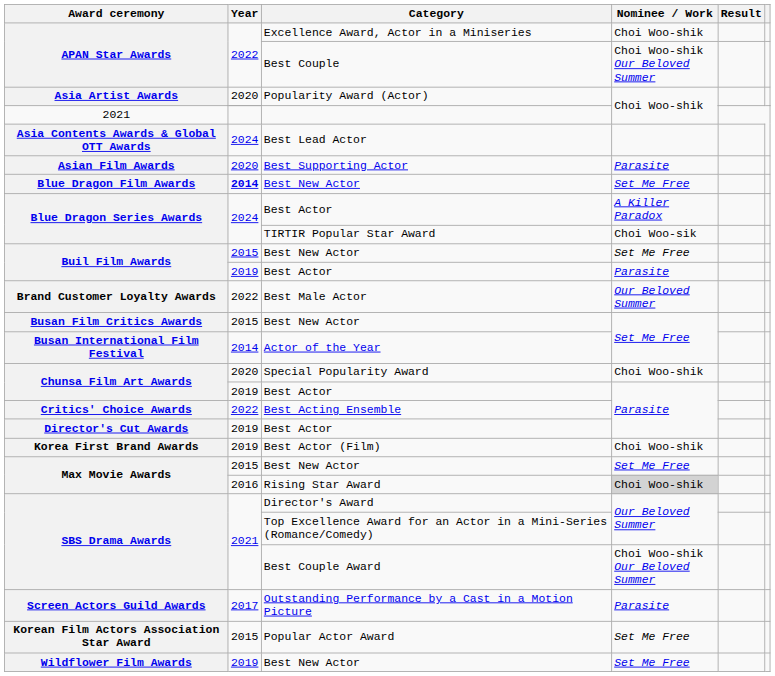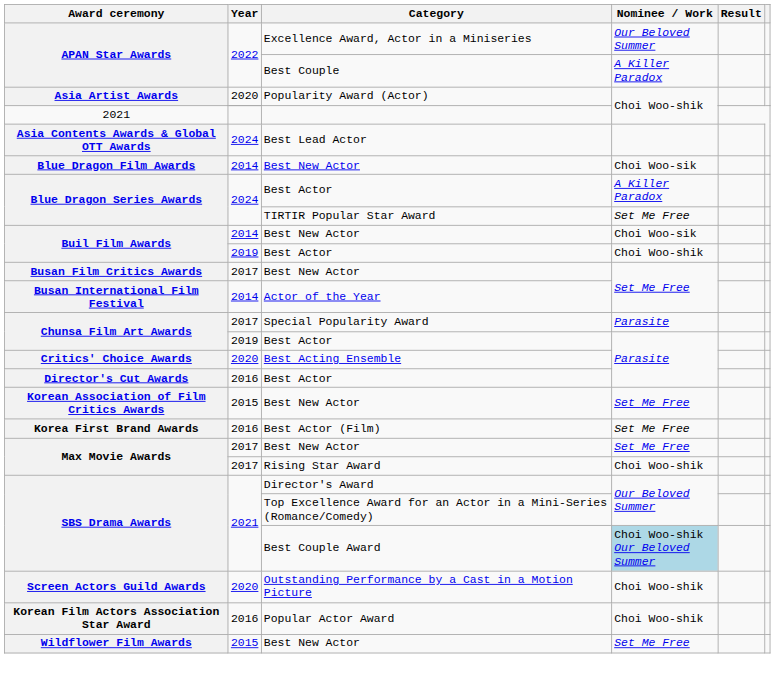(659, 32) Choi Woo-shik -> (652, 39) Our Beloved Summer
(659, 64) Choi Woo-shik Our Beloved Summer -> (642, 71) A Killer Paradox
- row: (116, 165)
(245, 184) bold -> (245, 165) normal
(652, 184) Set Me Free -> (655, 165) Choi Woo-sik
(655, 234) Choi Woo-sik -> (652, 216) Set Me Free
(245, 253) 2015 -> (245, 234) 2014
(652, 253) Set Me Free -> (655, 234) Choi Woo-sik
(642, 272) Parasite -> (659, 253) Choi Woo-shik
- row: (116, 297)
(245, 322) 2015 -> (245, 272) 2017
(245, 373) 2020 -> (245, 322) 2017
(659, 373) Choi Woo-shik -> (642, 322) Parasite
(245, 410) 2022 -> (245, 359) 2020
(245, 429) 2019 -> (245, 378) 2016
+ row: (116, 403)
(245, 447) 2019 -> (245, 429) 2016
(659, 447) Choi Woo-shik -> (652, 429) Set Me Free
(245, 466) 2015 -> (245, 447) 2017
(245, 485) 2016 -> (245, 466) 2017
(659, 485) lightgrey background -> (659, 466) no background
(659, 567) no background -> (659, 548) lightblue background
(245, 605) 2017 -> (245, 587) 2020
(642, 605) Parasite -> (659, 587) Choi Woo-shik
(245, 637) 2015 -> (245, 618) 2016
(652, 637) Set Me Free -> (659, 618) Choi Woo-shik
(245, 662) 2019 -> (245, 644) 2015
